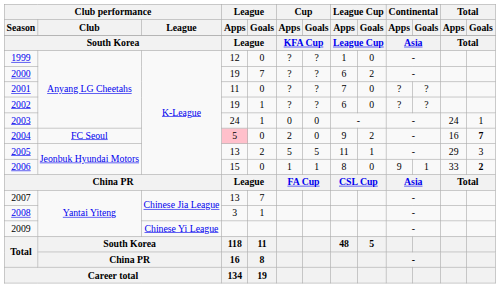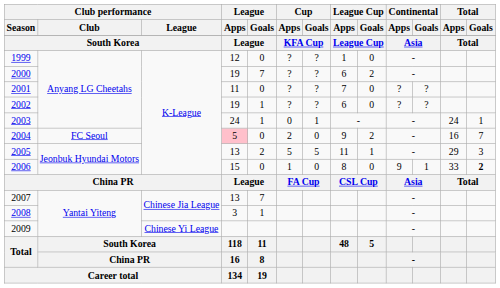(317, 120) 0 -> (317, 120) 1
(481, 136) bold -> (481, 136) normal
(317, 167) 1 -> (317, 167) 0
